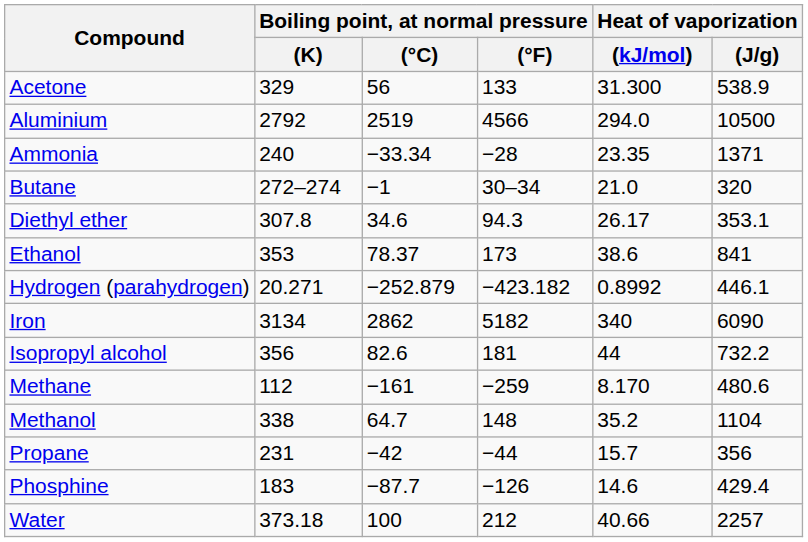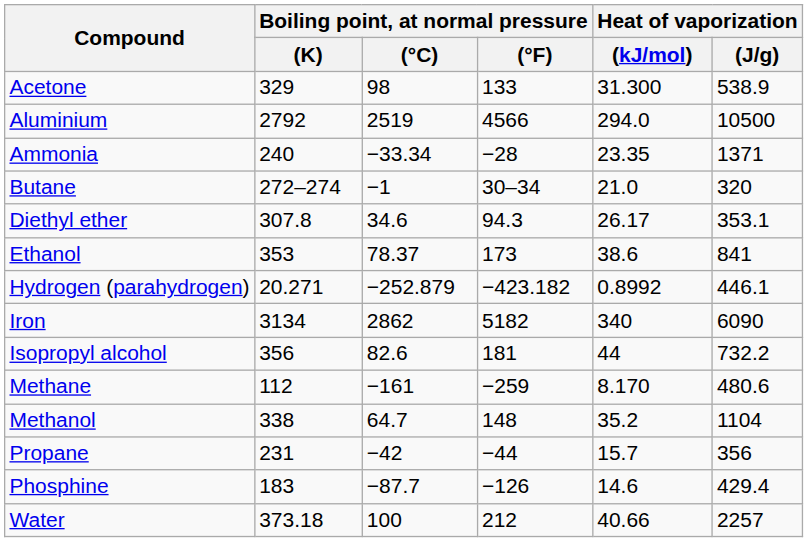(378, 87) 56 -> (378, 87) 98
